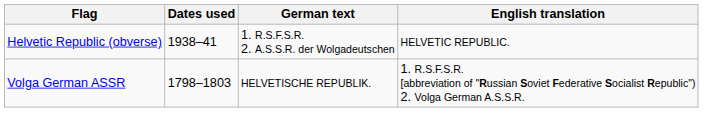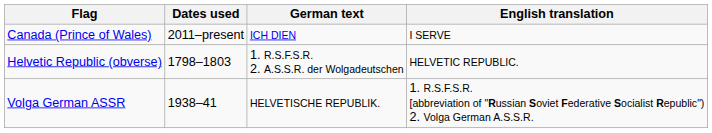+ row: (79, 34)
(192, 41) 1938–41 -> (199, 61) 1798–1803
(199, 83) 1798–1803 -> (192, 103) 1938–41
